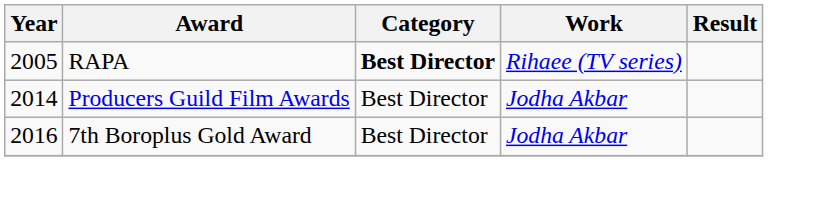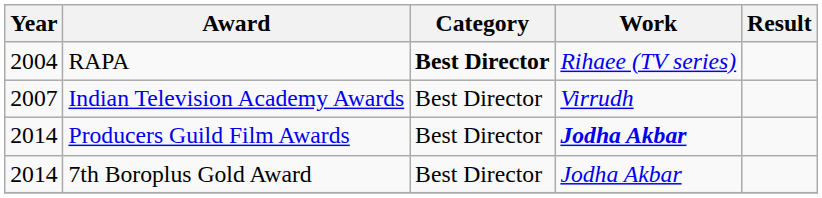(34, 60) 2005 -> (34, 60) 2004
+ row: (236, 98)
(567, 98) normal -> (623, 135) bold
(34, 135) 2016 -> (34, 173) 2014
